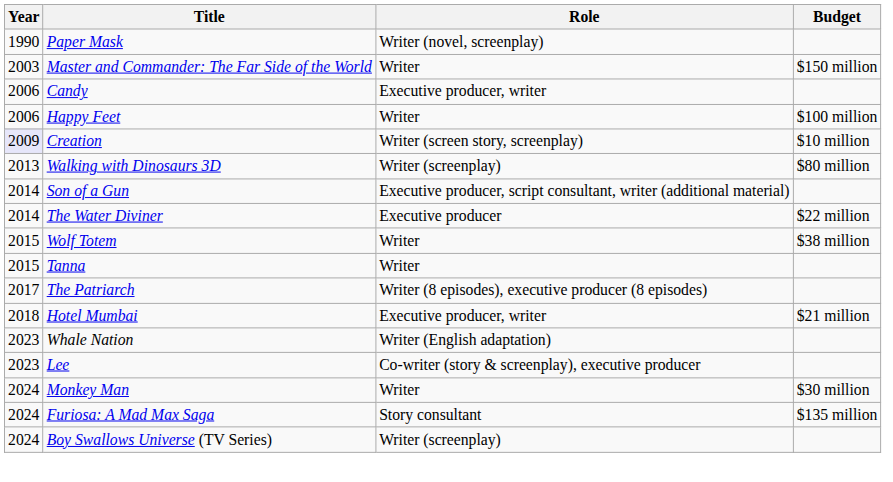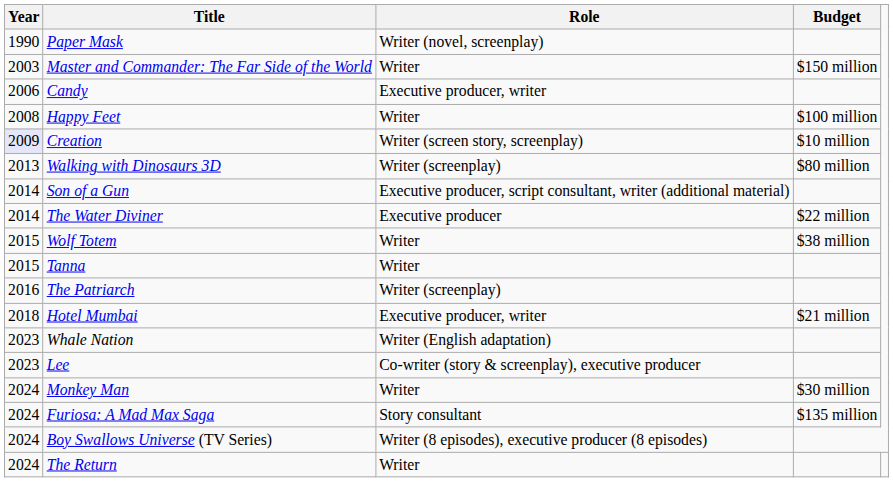(24, 116) 2006 -> (24, 116) 2008
(24, 290) 2017 -> (24, 290) 2016
(543, 290) Writer (8 episodes), executive producer (8 episodes) -> (440, 290) Writer (screenplay)
(440, 439) Writer (screenplay) -> (543, 439) Writer (8 episodes), executive producer (8 episodes)
+ row: (82, 464)
